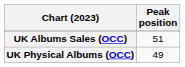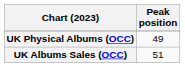rows swapped: (70, 39) <-> (70, 54)
